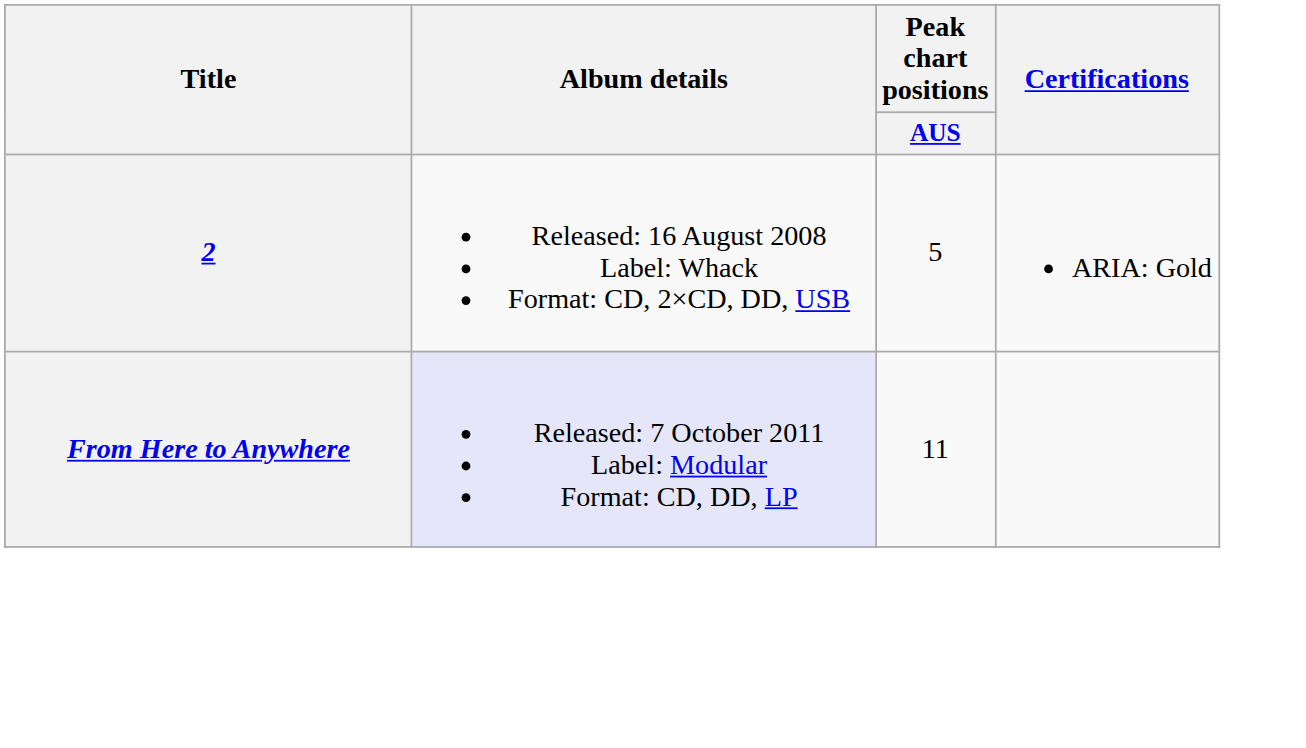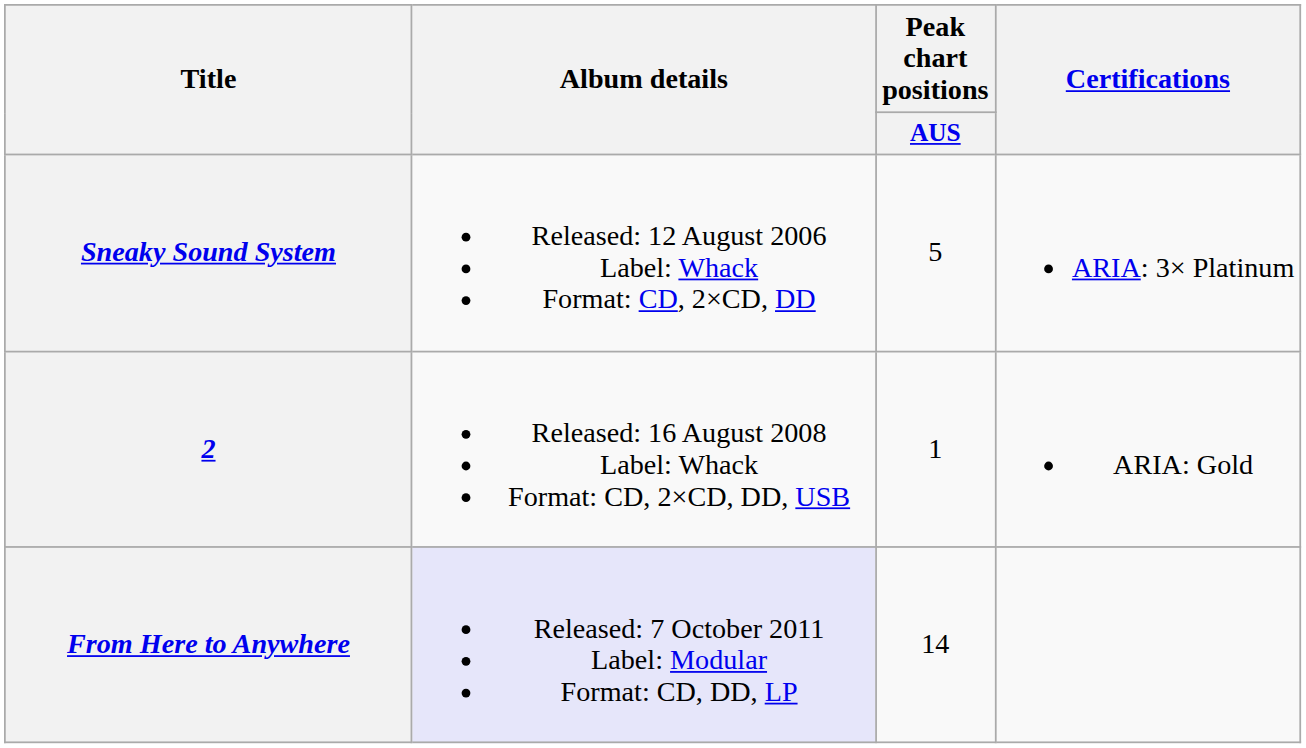+ row: (208, 252)
(935, 252) 5 -> (935, 448) 1
(935, 448) 11 -> (935, 644) 14
